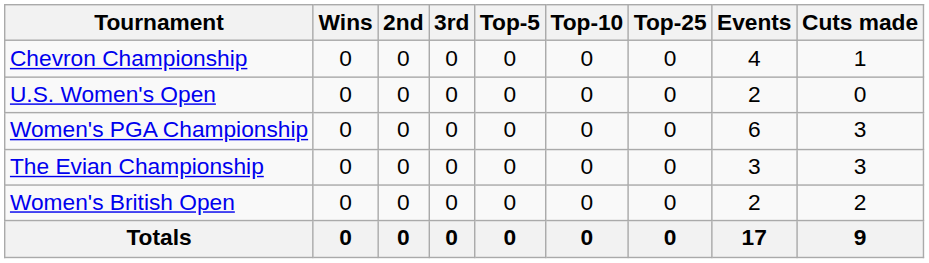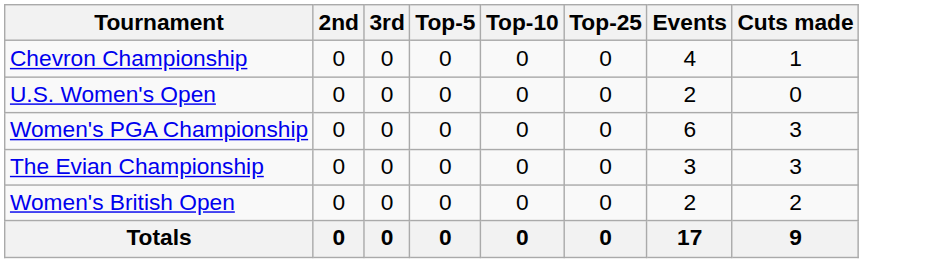- column: (346, 22)
